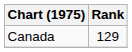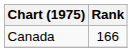(108, 36) 129 -> (108, 36) 166
